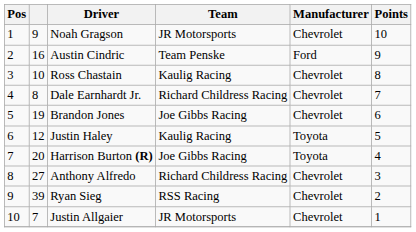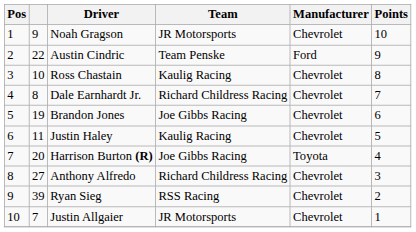(38, 54) 16 -> (38, 54) 22
(38, 135) 12 -> (38, 135) 11
(310, 135) Toyota -> (318, 135) Chevrolet
